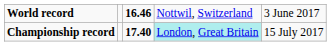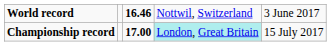(138, 31) 17.40 -> (138, 31) 17.00
